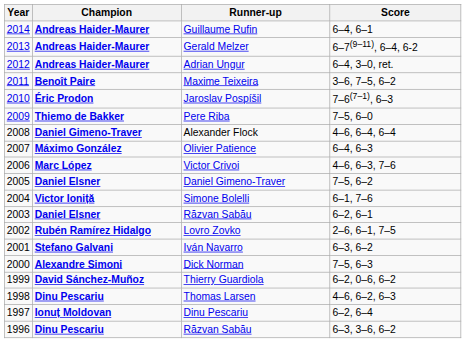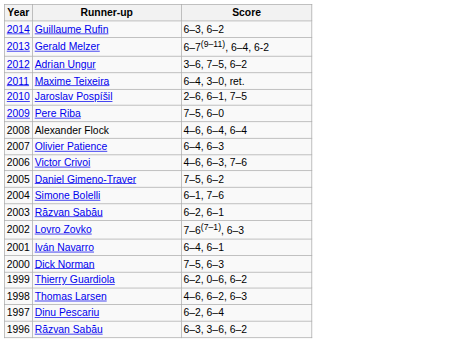- column: (107, 13)
(353, 29) 6–4, 6–1 -> (204, 29) 6–3, 6–2
(363, 65) 6–4, 3–0, ret. -> (215, 65) 3–6, 7–5, 6–2
(364, 81) 3–6, 7–5, 6–2 -> (214, 81) 6–4, 3–0, ret.
(363, 99) 7–6(7–1), 6–3 -> (215, 98) 2–6, 6–1, 7–5
(364, 231) 2–6, 6–1, 7–5 -> (214, 230) 7–6(7–1), 6–3
(353, 248) 6–3, 6–2 -> (204, 248) 6–4, 6–1
